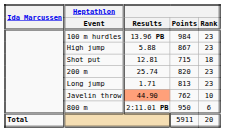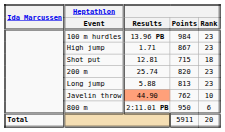(147, 48) 5.88 -> (147, 48) 1.71
(147, 83) 1.71 -> (147, 83) 5.88
